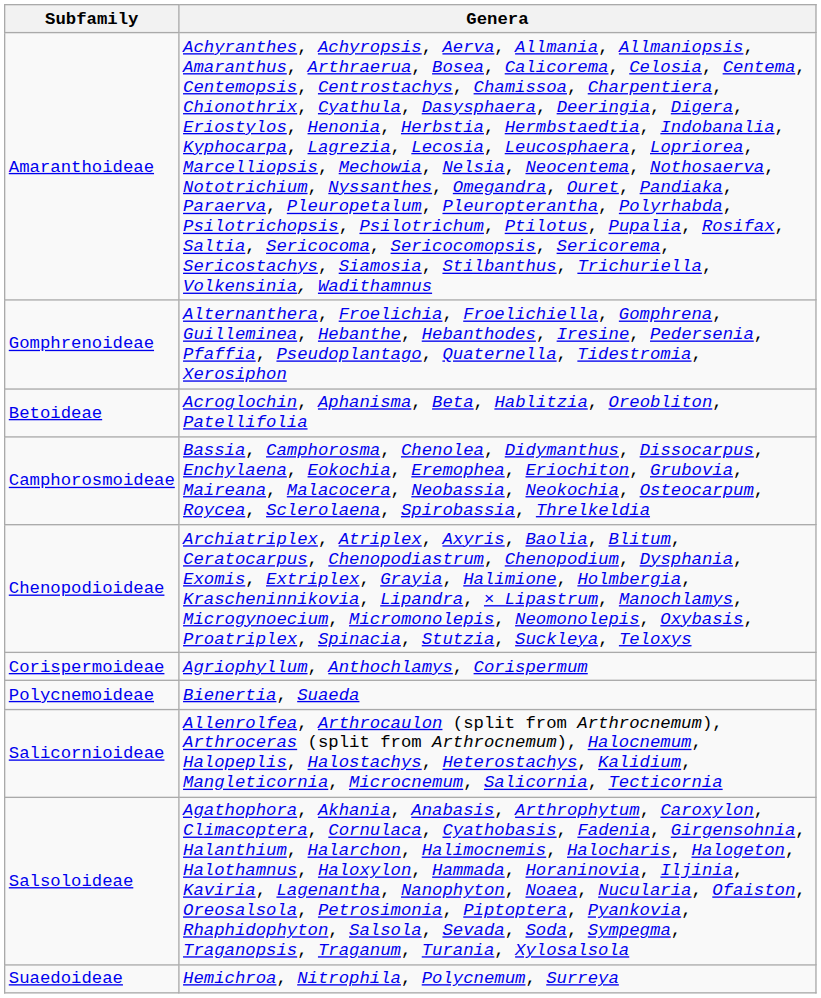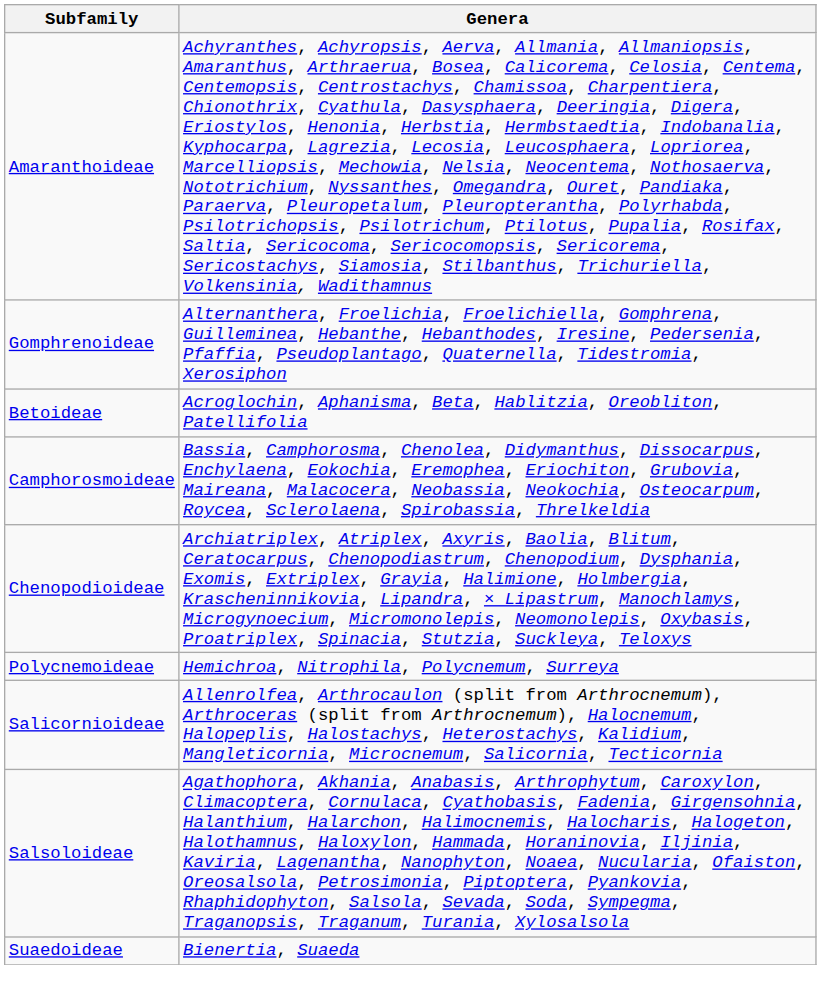- row: (87, 667)
(271, 695) Bienertia, Suaeda -> (401, 667) Hemichroa, Nitrophila, Polycnemum, Surreya
(401, 979) Hemichroa, Nitrophila, Polycnemum, Surreya -> (271, 951) Bienertia, Suaeda
